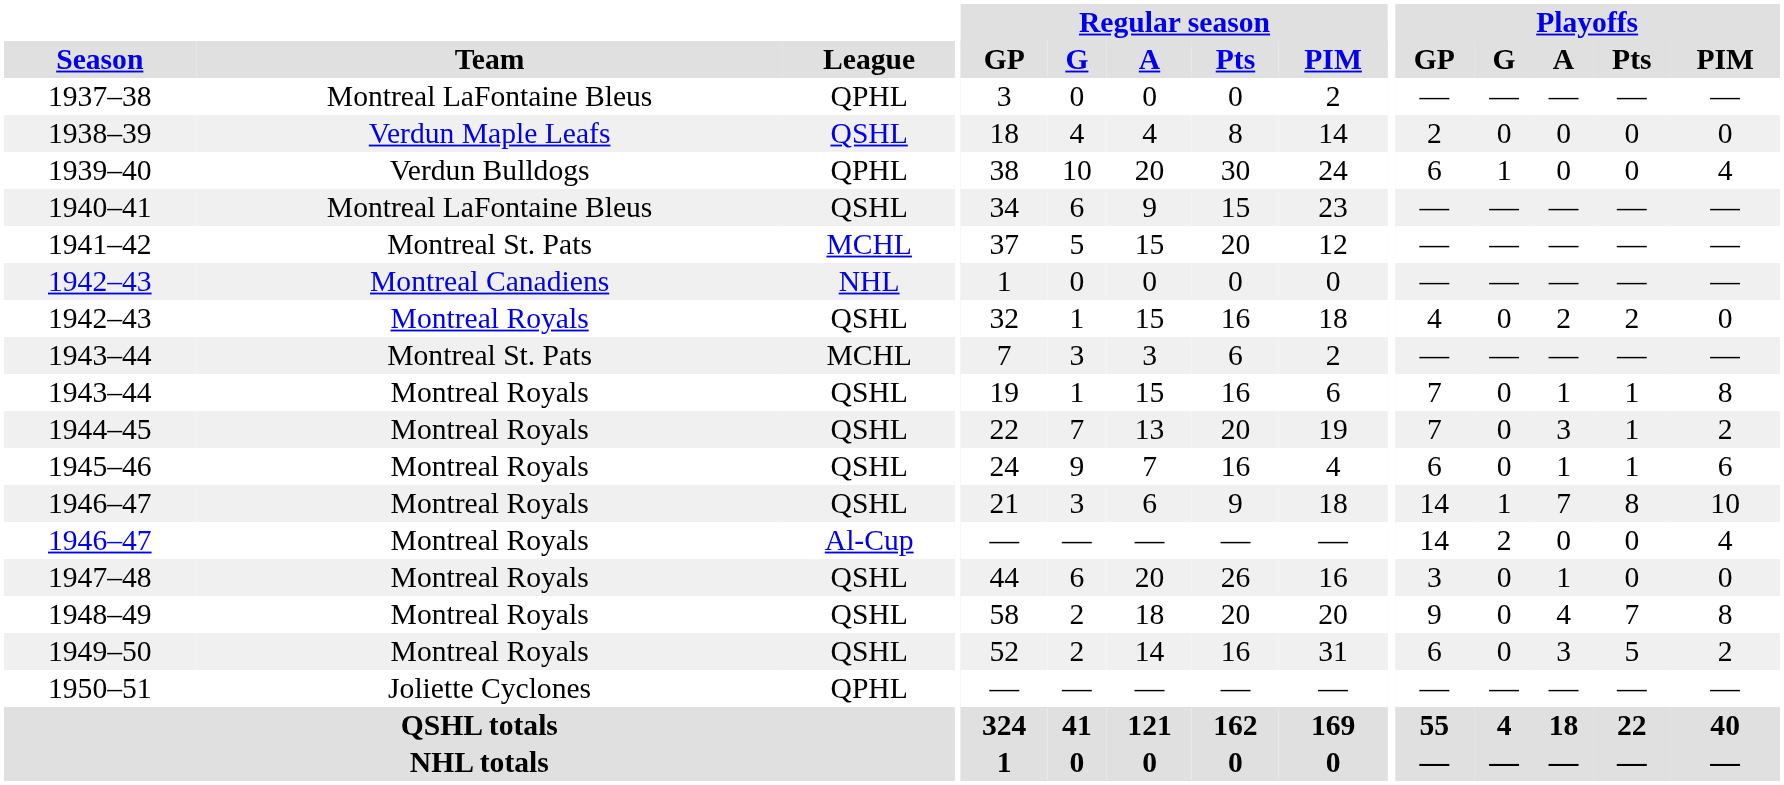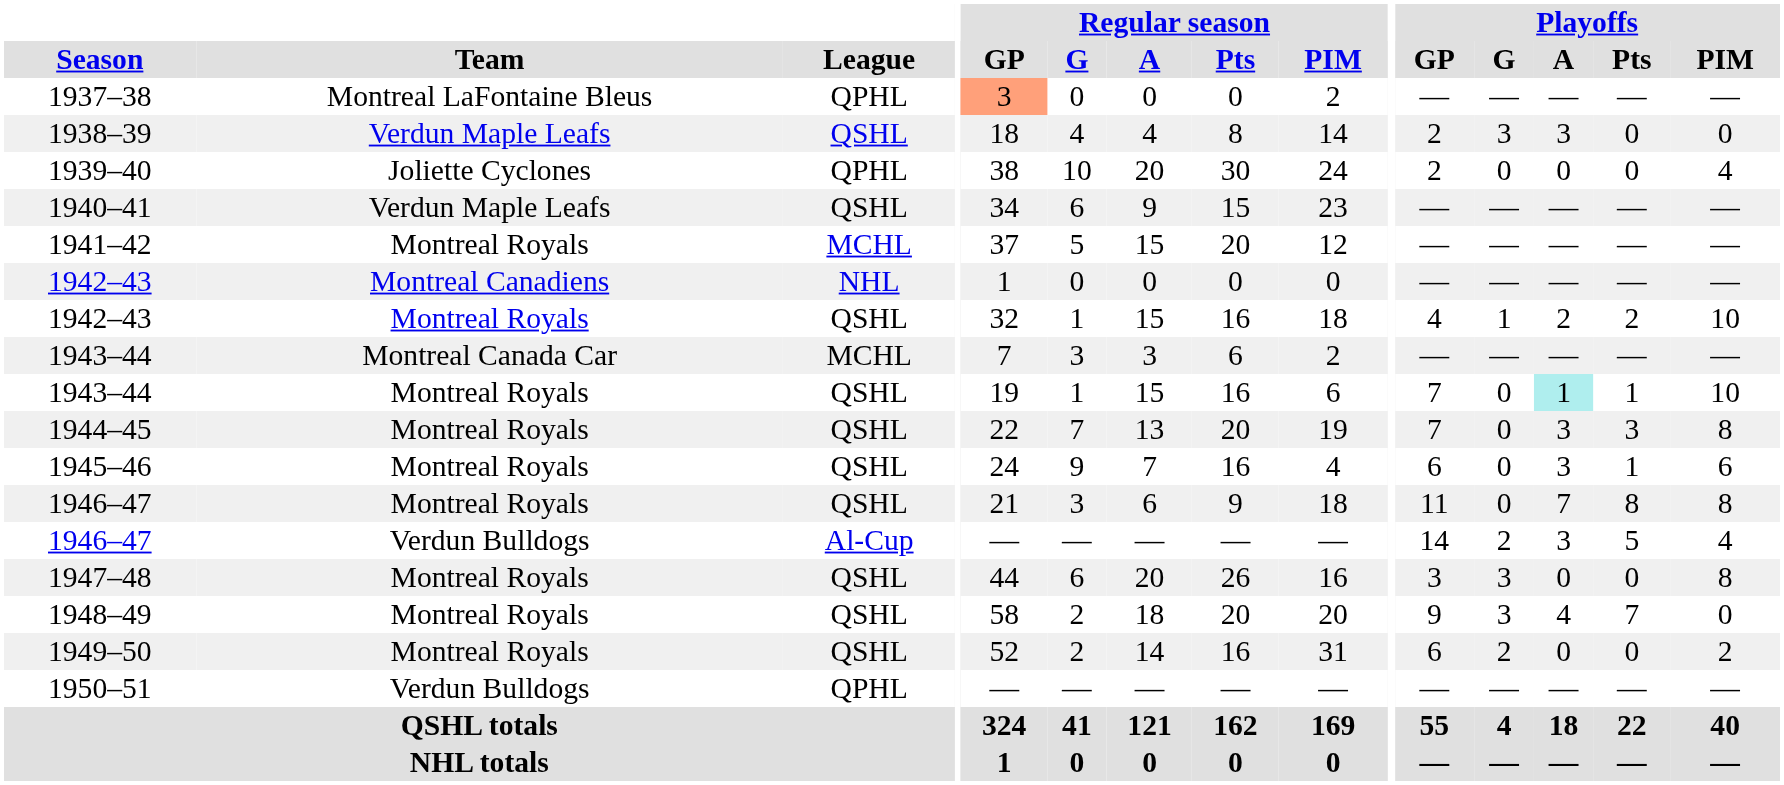(1004, 96) no background -> (1004, 96) lightsalmon background
(1504, 133) 0 -> (1504, 133) 3
(1564, 133) 0 -> (1564, 133) 3
(490, 170) Verdun Bulldogs -> (490, 170) Joliette Cyclones
(1434, 170) 6 -> (1434, 170) 2
(1504, 170) 1 -> (1504, 170) 0
(490, 207) Montreal LaFontaine Bleus -> (490, 207) Verdun Maple Leafs
(490, 244) Montreal St. Pats -> (490, 244) Montreal Royals
(1504, 318) 0 -> (1504, 318) 1
(1725, 318) 0 -> (1725, 318) 10
(490, 355) Montreal St. Pats -> (490, 355) Montreal Canada Car
(1564, 392) no background -> (1564, 392) paleturquoise background
(1725, 392) 8 -> (1725, 392) 10
(1632, 429) 1 -> (1632, 429) 3
(1725, 429) 2 -> (1725, 429) 8
(1564, 466) 1 -> (1564, 466) 3
(1434, 503) 14 -> (1434, 503) 11
(1504, 503) 1 -> (1504, 503) 0
(1725, 503) 10 -> (1725, 503) 8
(490, 540) Montreal Royals -> (490, 540) Verdun Bulldogs
(1564, 540) 0 -> (1564, 540) 3
(1632, 540) 0 -> (1632, 540) 5
(1504, 577) 0 -> (1504, 577) 3
(1564, 577) 1 -> (1564, 577) 0
(1725, 577) 0 -> (1725, 577) 8
(1504, 614) 0 -> (1504, 614) 3
(1725, 614) 8 -> (1725, 614) 0
(1504, 651) 0 -> (1504, 651) 2
(1564, 651) 3 -> (1564, 651) 0
(1632, 651) 5 -> (1632, 651) 0
(490, 688) Joliette Cyclones -> (490, 688) Verdun Bulldogs
